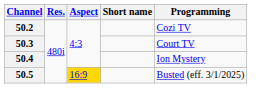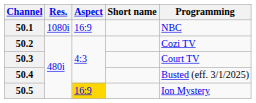+ row: (25, 28)
(181, 59) Ion Mystery -> (205, 75) Busted (eff. 3/1/2025)
(200, 75) Busted (eff. 3/1/2025) -> (186, 91) Ion Mystery
